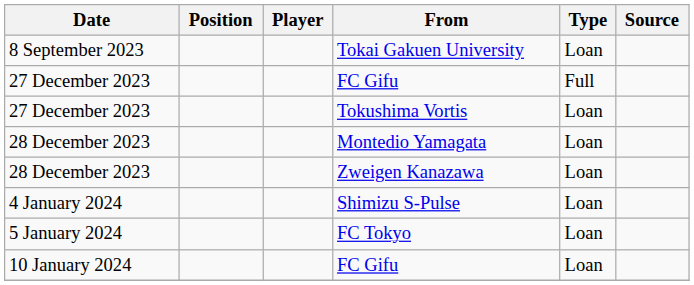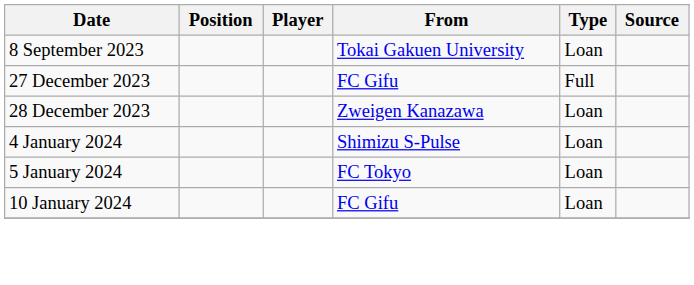- row: (79, 111)
- row: (79, 142)
